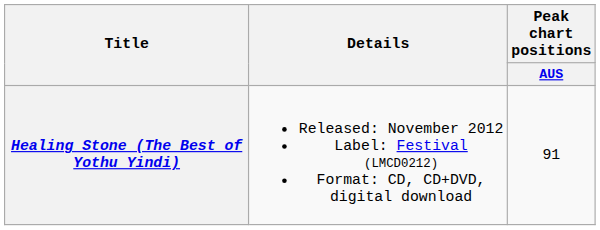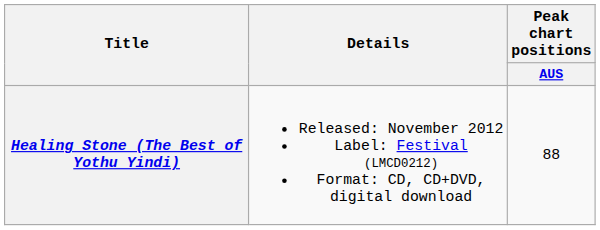(551, 155) 91 -> (551, 155) 88
